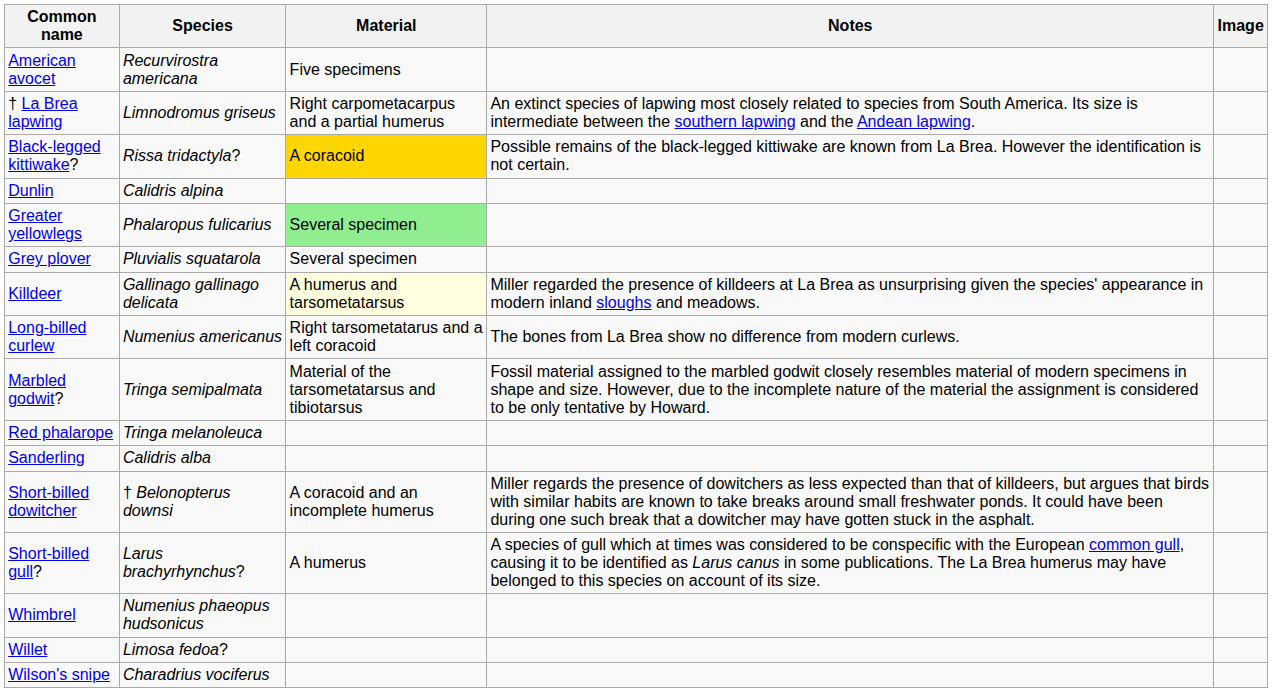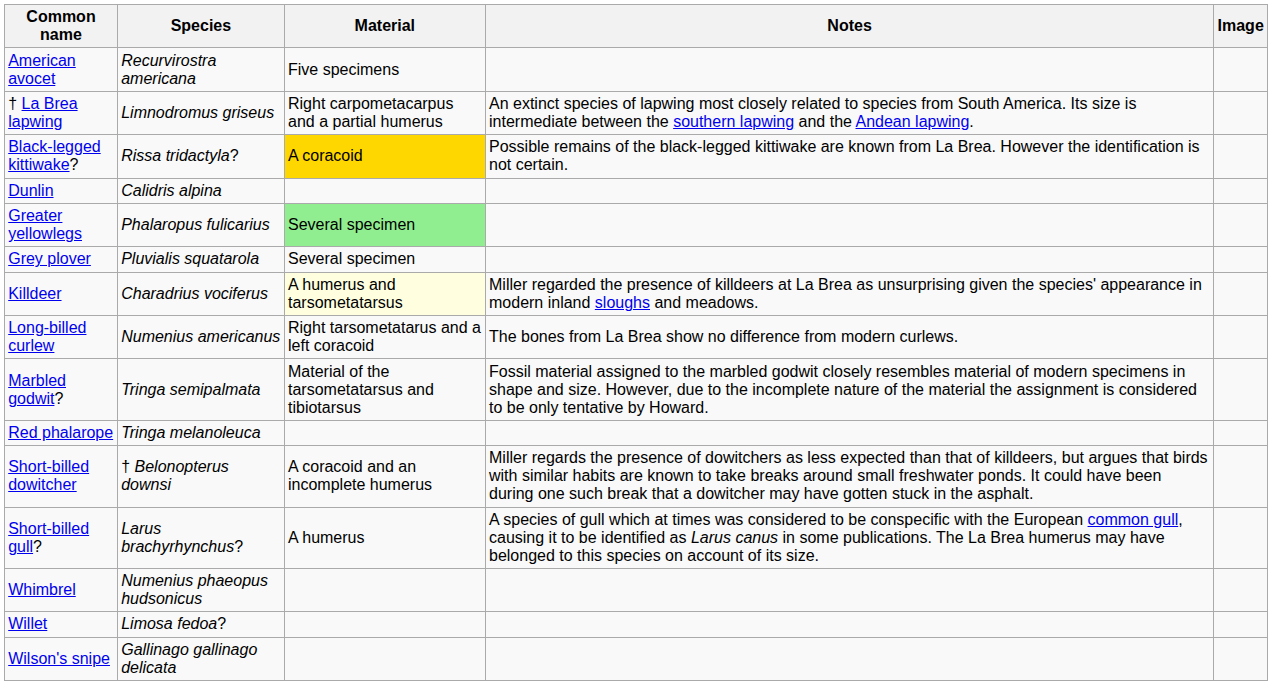(191, 293) Gallinago gallinago delicata -> (195, 293) Charadrius vociferus
- row: (46, 458)
(196, 675) Charadrius vociferus -> (189, 658) Gallinago gallinago delicata
